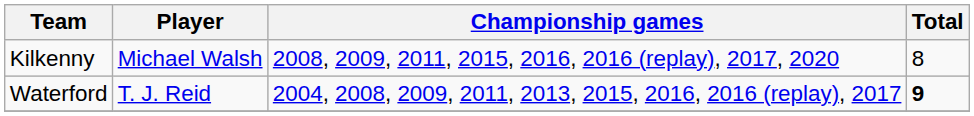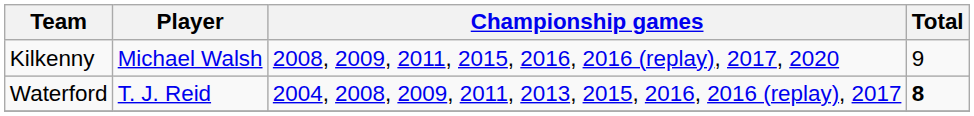(918, 57) 8 -> (918, 57) 9
(918, 93) 9 -> (918, 93) 8
